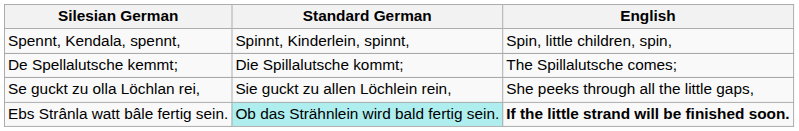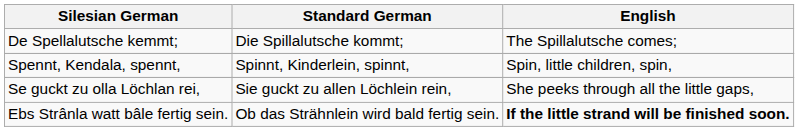rows swapped: (94, 41) <-> (93, 65)
(367, 114) paleturquoise background -> (367, 114) no background
